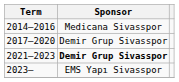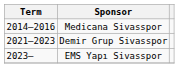- row: (31, 41)
(113, 56) bold -> (113, 41) normal
